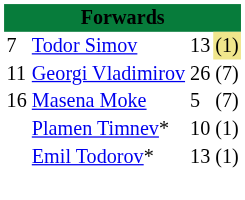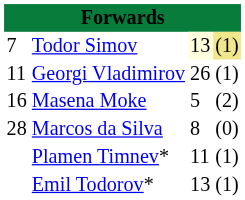(200, 45) no background -> (200, 45) lightyellow background
(227, 73) (7) -> (227, 73) (1)
(227, 100) (7) -> (227, 100) (2)
+ row: (97, 128)
(200, 128) 10 -> (200, 156) 11
